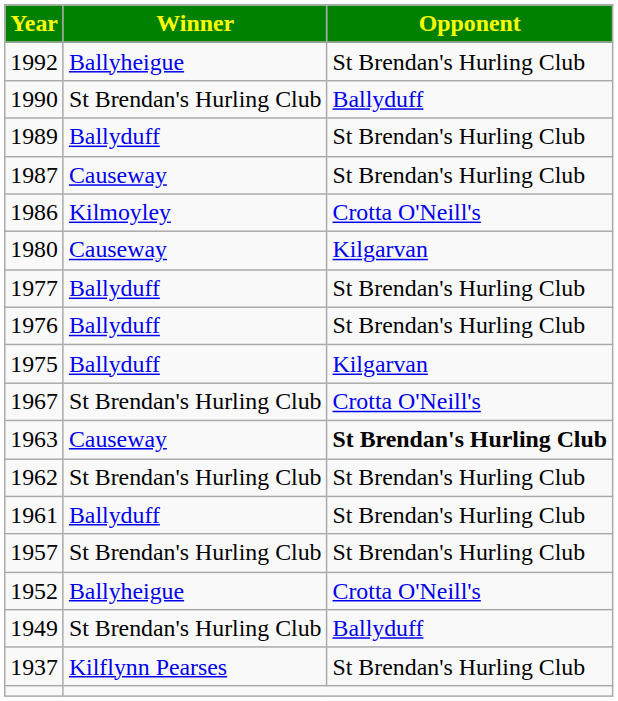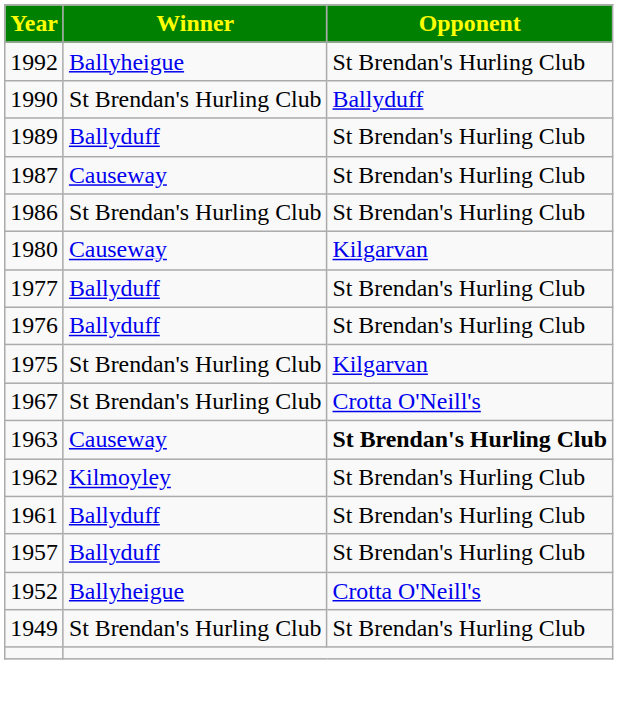(120, 212) Kilmoyley -> (195, 212) St Brendan's Hurling Club
(407, 212) Crotta O'Neill's -> (459, 212) St Brendan's Hurling Club
(114, 363) Ballyduff -> (195, 363) St Brendan's Hurling Club
(195, 477) St Brendan's Hurling Club -> (120, 477) Kilmoyley
(195, 552) St Brendan's Hurling Club -> (114, 552) Ballyduff
(378, 628) Ballyduff -> (459, 628) St Brendan's Hurling Club
- row: (34, 666)
